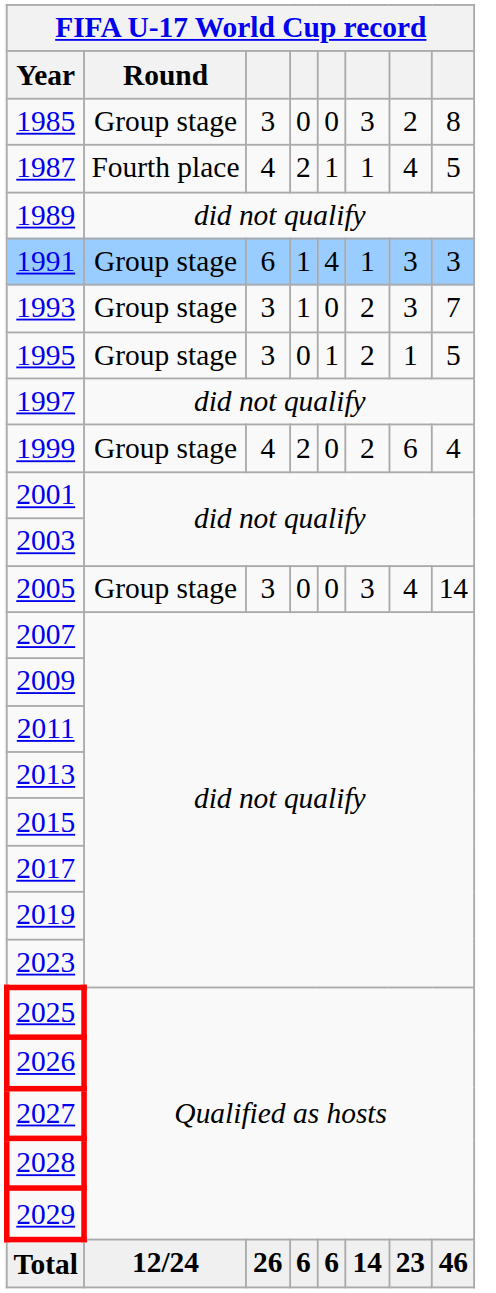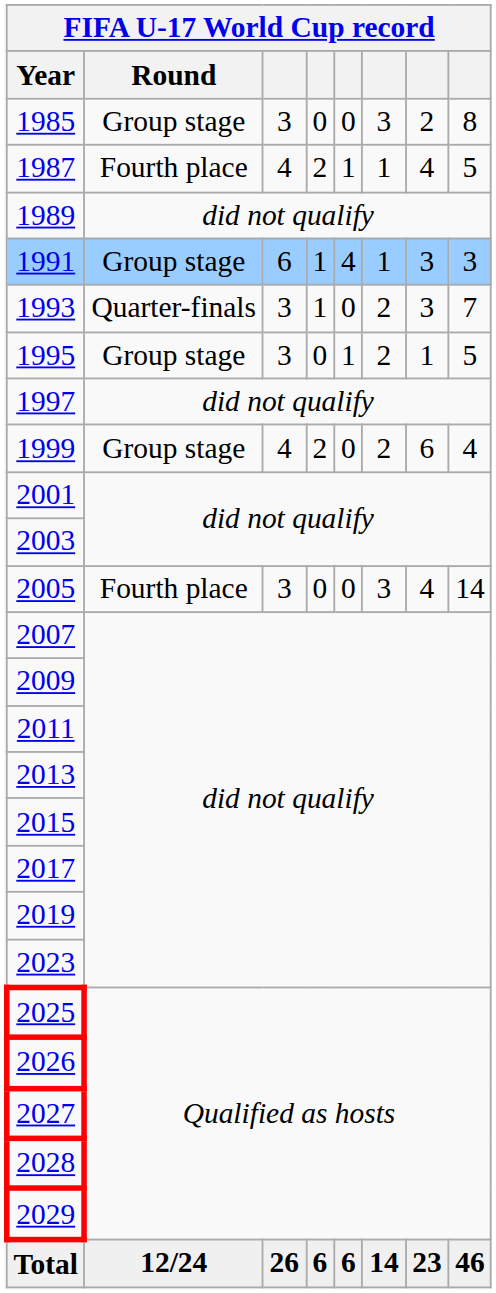(165, 307) Group stage -> (174, 307) Quarter-finals
(165, 588) Group stage -> (174, 588) Fourth place
